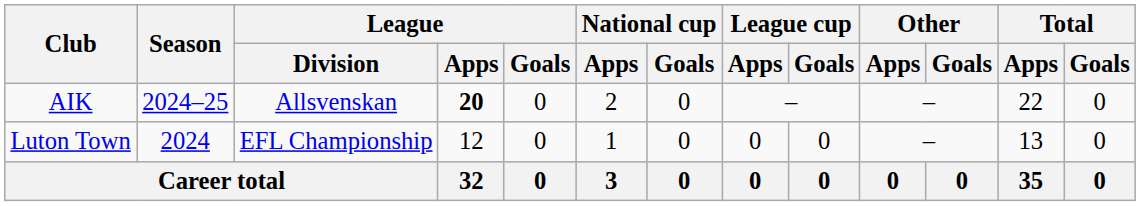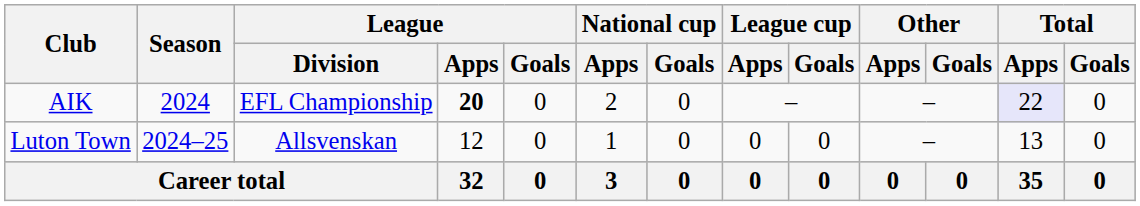(185, 102) 2024–25 -> (185, 102) 2024
(336, 102) Allsvenskan -> (336, 102) EFL Championship
(1031, 102) no background -> (1031, 102) lavender background
(185, 141) 2024 -> (185, 141) 2024–25
(336, 141) EFL Championship -> (336, 141) Allsvenskan
